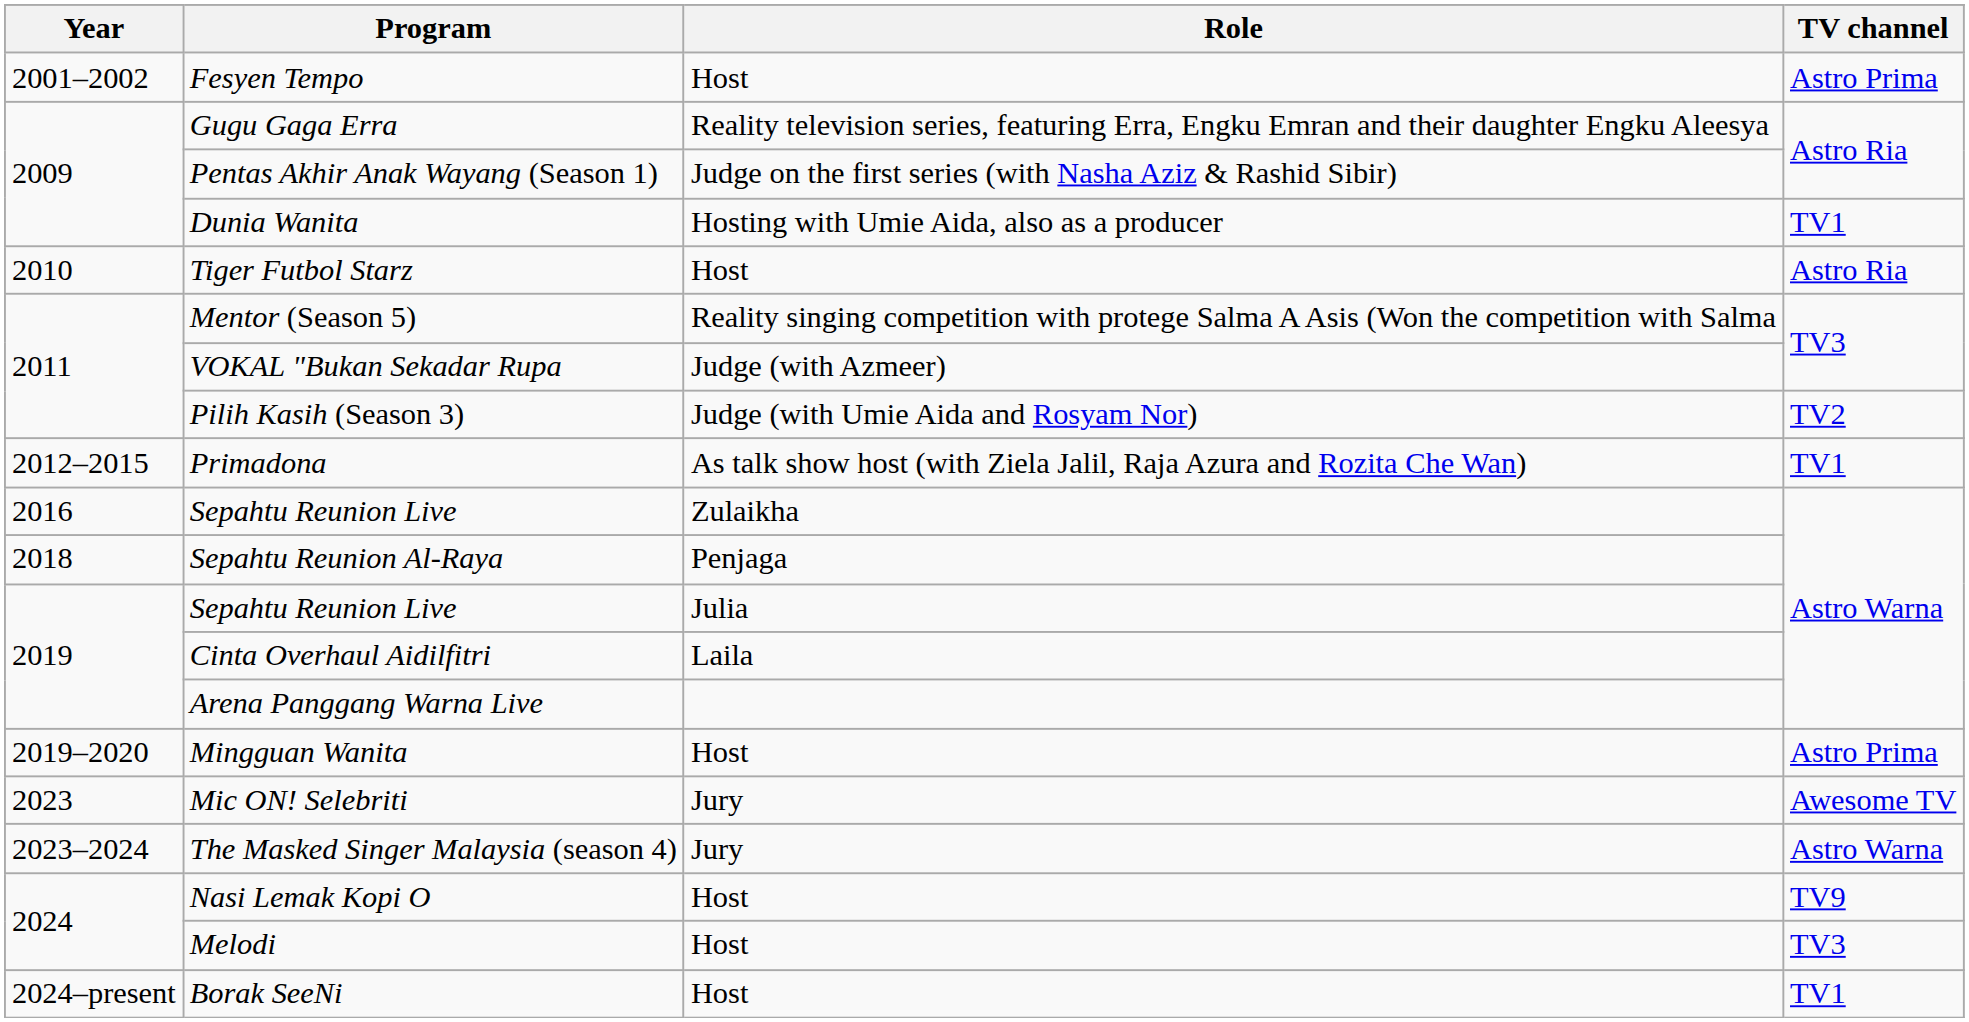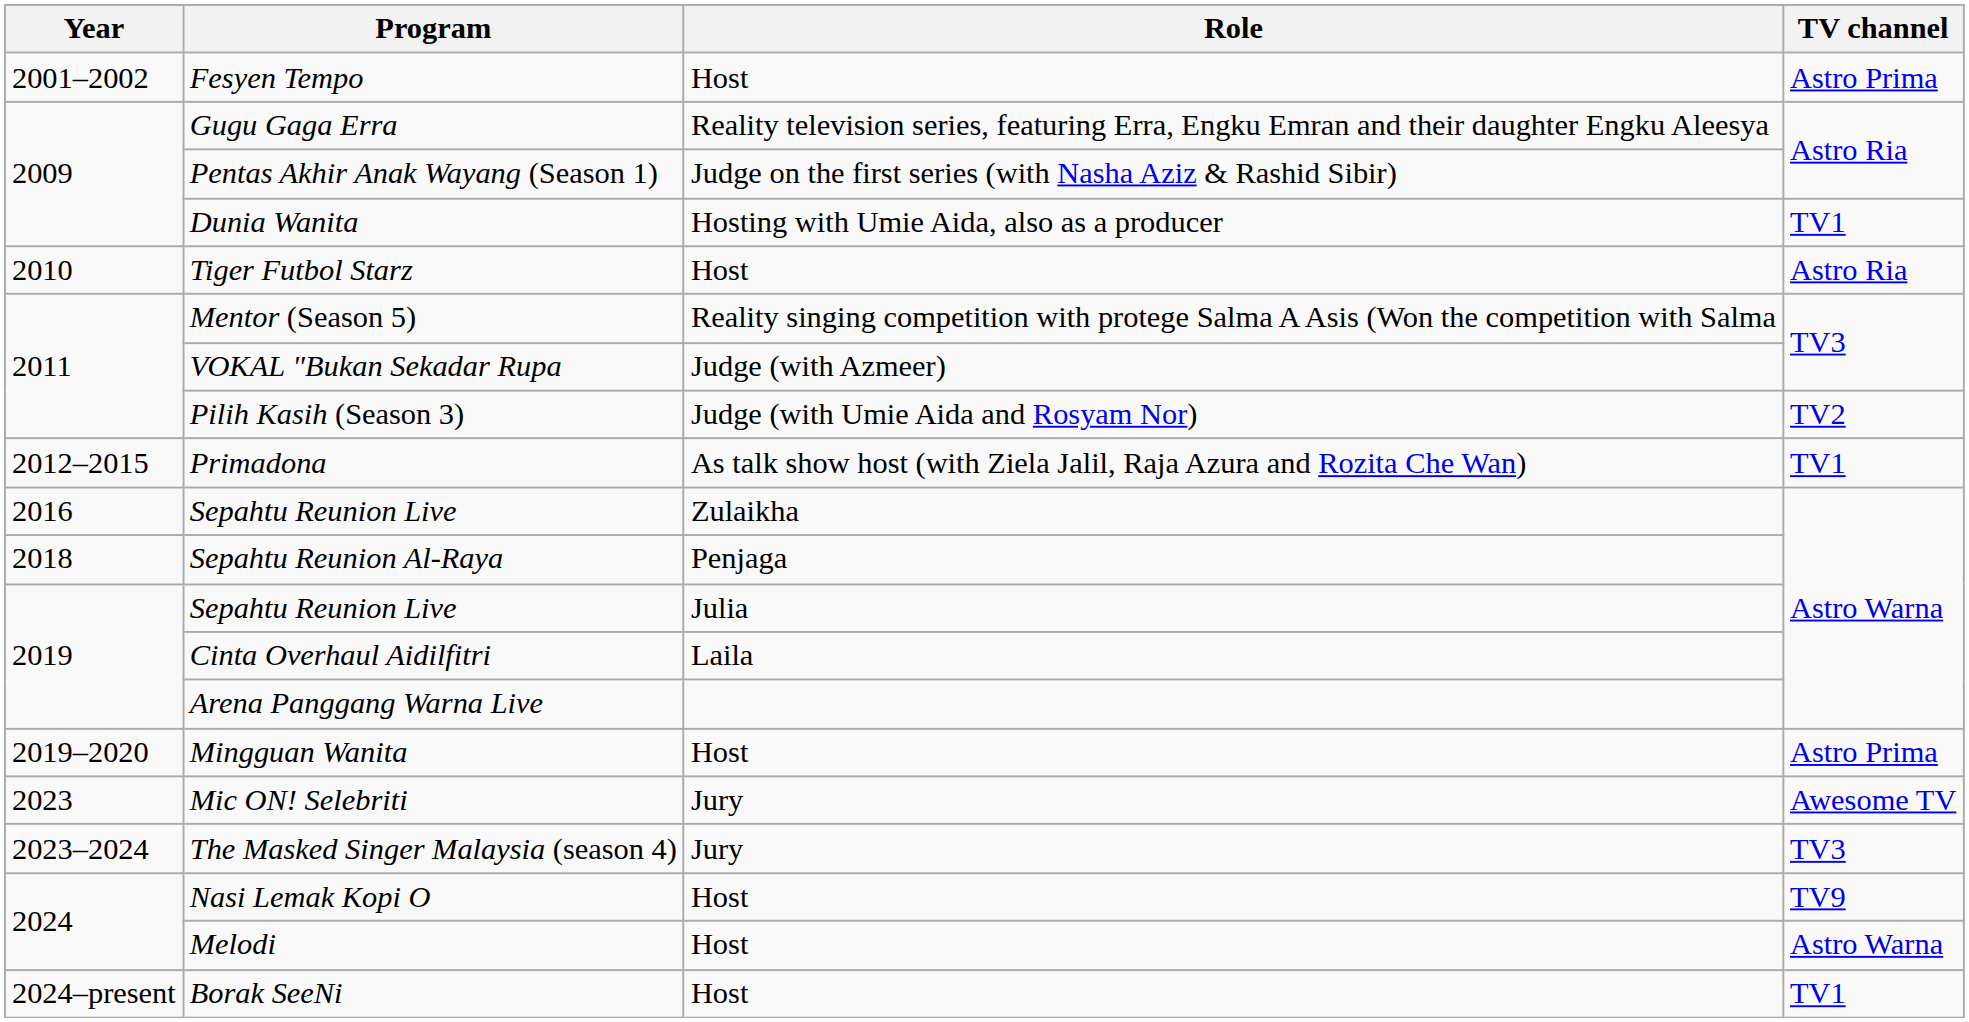(1867, 848) Astro Warna -> (1818, 848) TV3
(1818, 944) TV3 -> (1867, 944) Astro Warna
